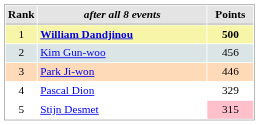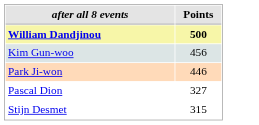- column: (21, 14)
(230, 91) 329 -> (198, 91) 327
(230, 109) pink background -> (198, 109) no background
